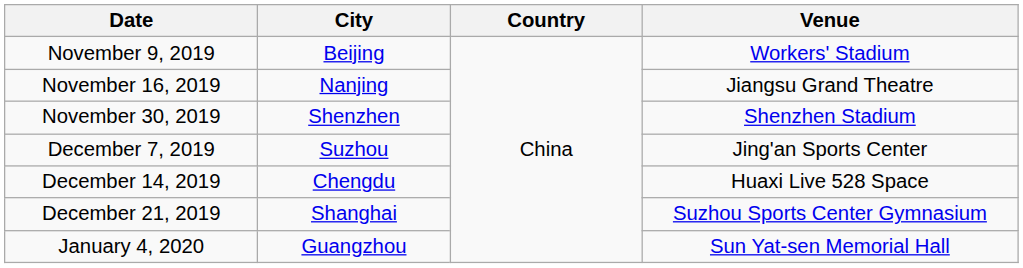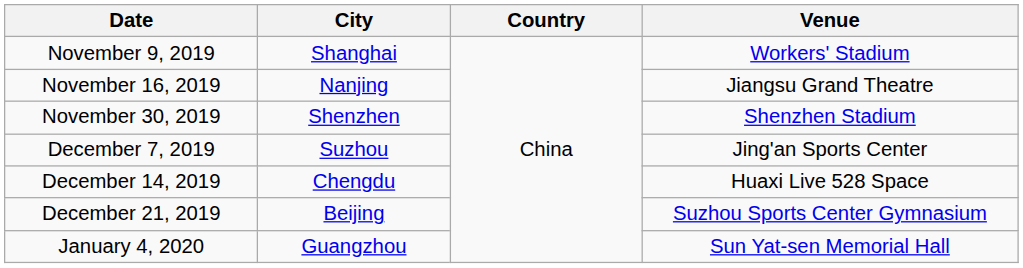(354, 52) Beijing -> (354, 52) Shanghai
(354, 213) Shanghai -> (354, 213) Beijing
